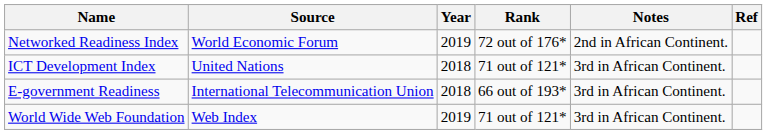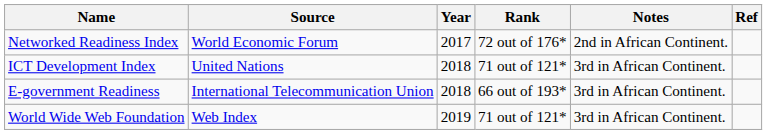(456, 42) 2019 -> (456, 42) 2017
